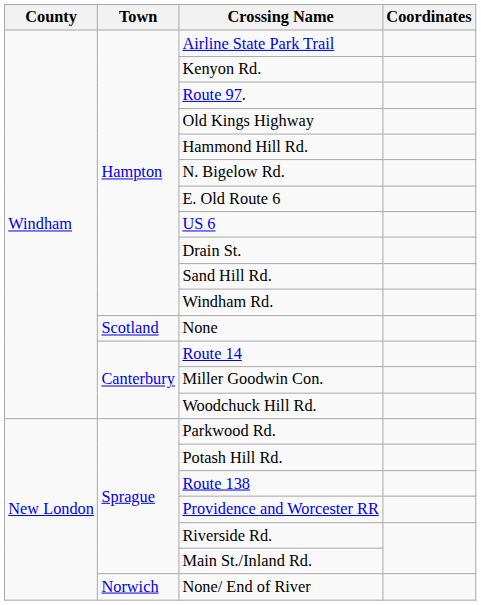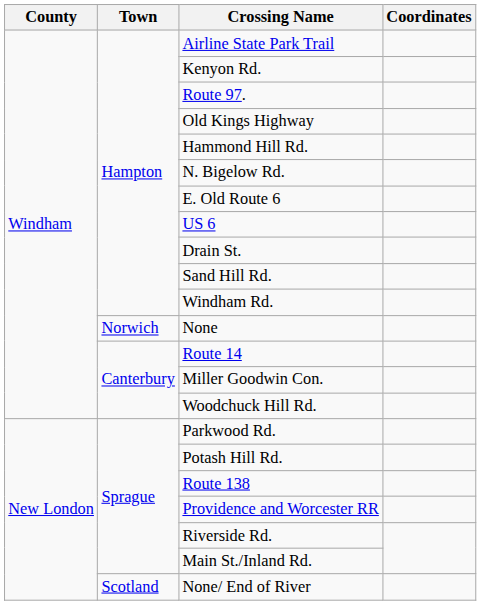(130, 328) Scotland -> (130, 328) Norwich
(130, 586) Norwich -> (130, 586) Scotland
